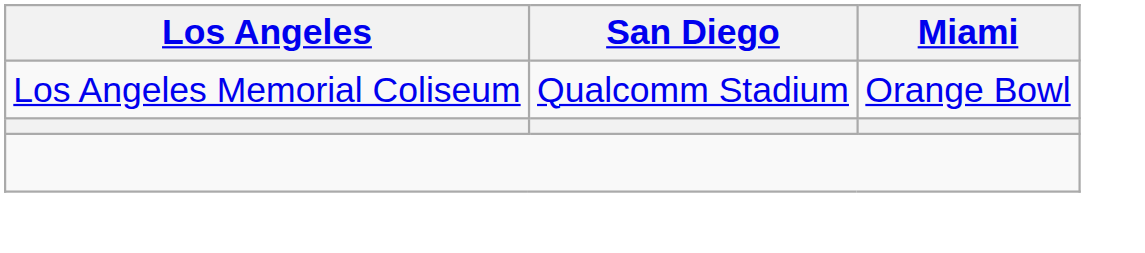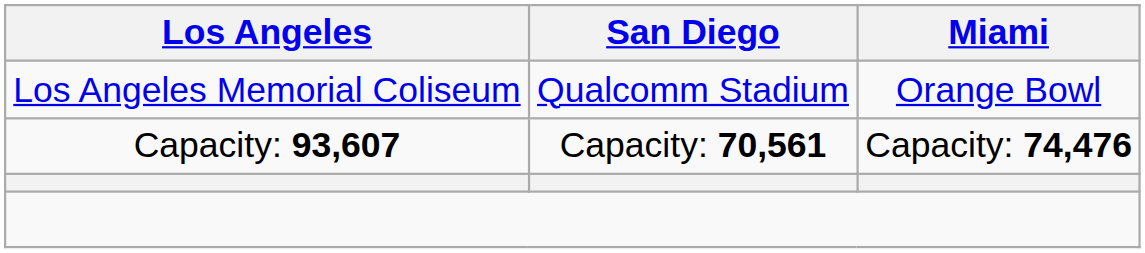+ row: (267, 145)
